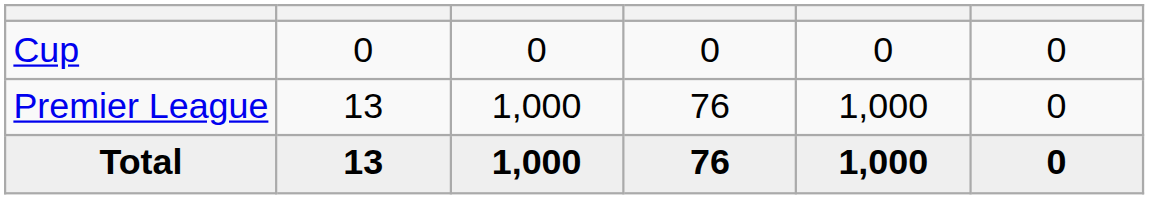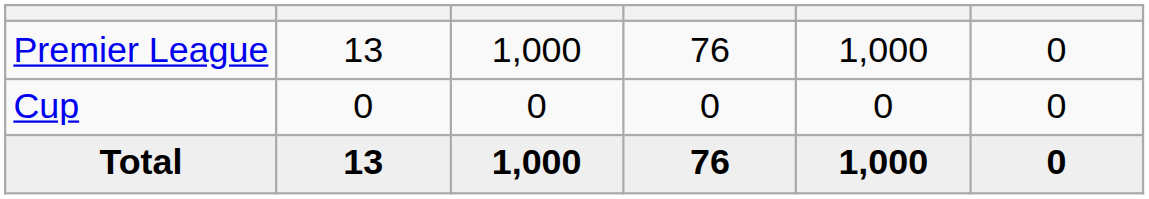rows swapped: (141, 106) <-> (46, 49)
